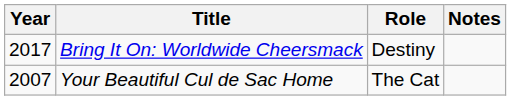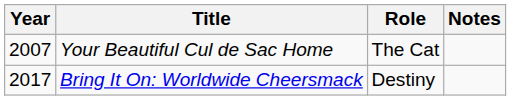rows swapped: (197, 79) <-> (211, 49)
